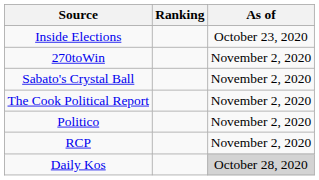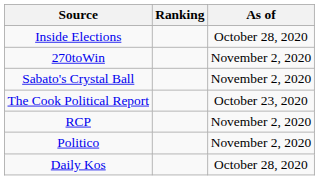(261, 36) October 23, 2020 -> (261, 36) October 28, 2020
(261, 100) November 2, 2020 -> (261, 100) October 23, 2020
rows swapped: (78, 121) <-> (78, 143)
(261, 164) lightgrey background -> (261, 164) no background
